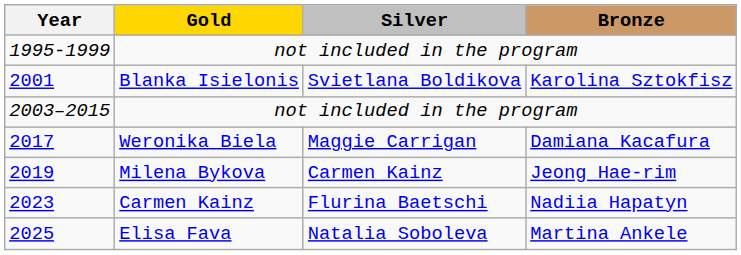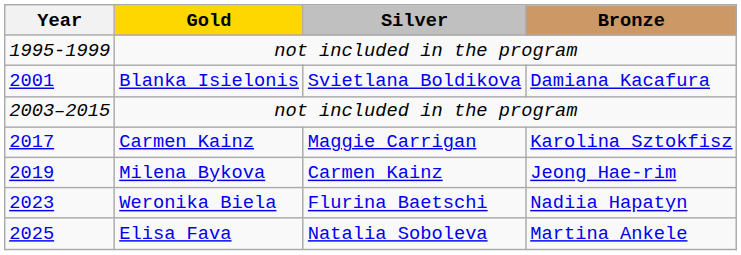(631, 81) Karolina Sztokfisz -> (620, 81) Damiana Kacafura
(198, 142) Weronika Biela -> (187, 142) Carmen Kainz
(620, 142) Damiana Kacafura -> (631, 142) Karolina Sztokfisz
(187, 203) Carmen Kainz -> (198, 203) Weronika Biela
